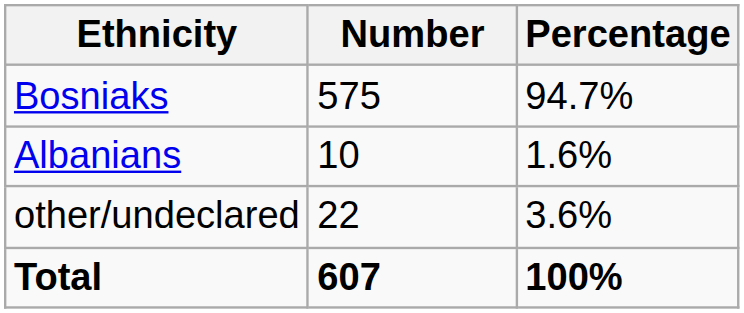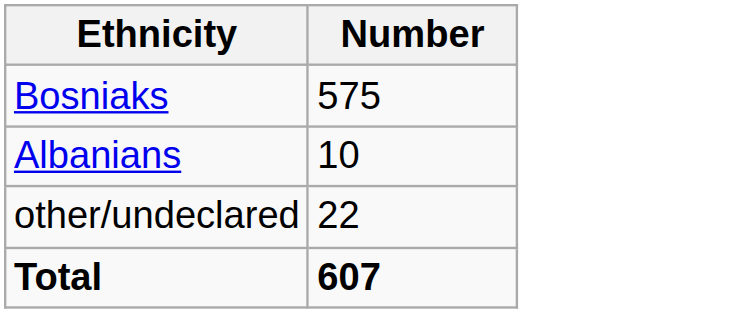- column: (628, 34)
